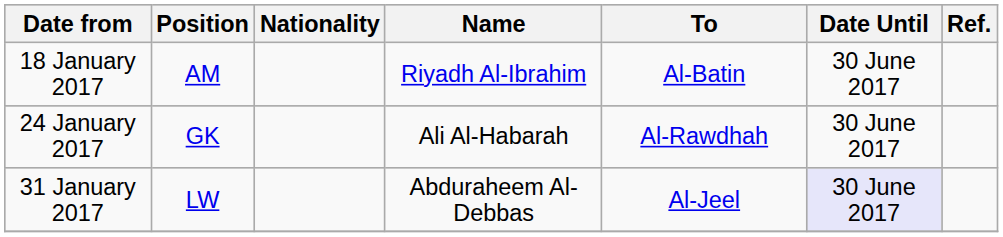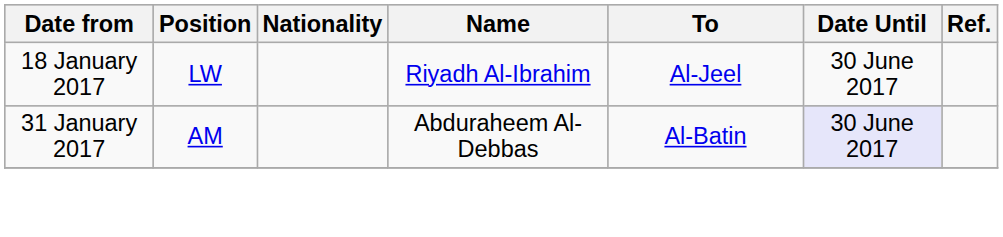(203, 74) AM -> (205, 74) LW
(704, 74) Al-Batin -> (706, 74) Al-Jeel
- row: (78, 137)
(203, 200) LW -> (205, 137) AM
(704, 200) Al-Jeel -> (705, 137) Al-Batin
